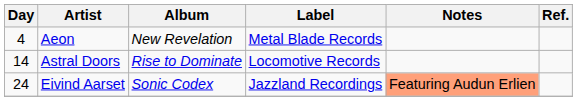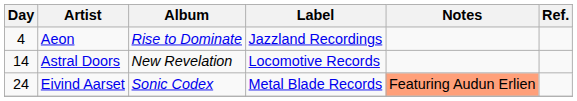(182, 38) New Revelation -> (187, 38) Rise to Dominate
(315, 38) Metal Blade Records -> (315, 38) Jazzland Recordings
(187, 61) Rise to Dominate -> (182, 61) New Revelation
(315, 84) Jazzland Recordings -> (315, 84) Metal Blade Records
